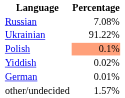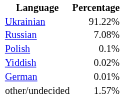rows swapped: (25, 35) <-> (21, 21)
(109, 49) lightsalmon background -> (109, 49) no background
